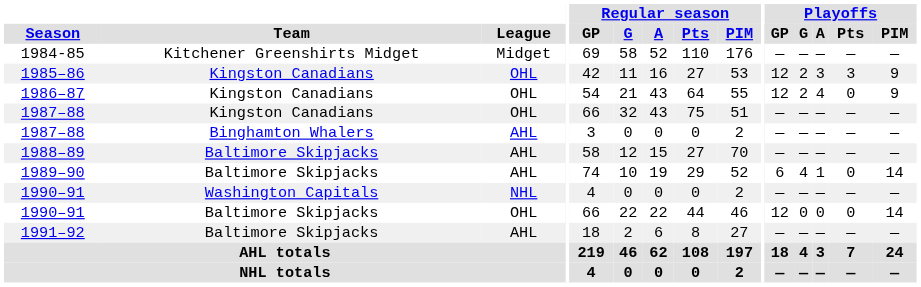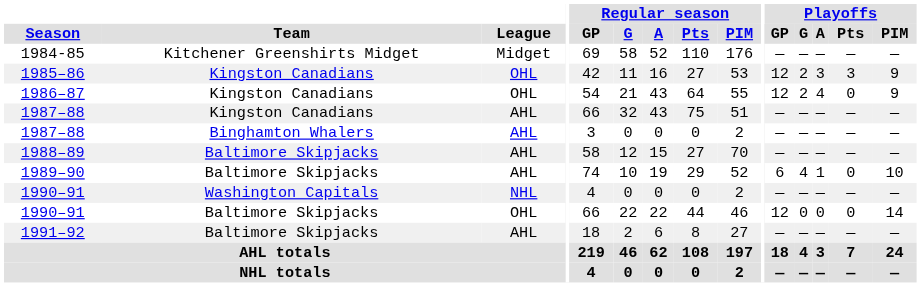(524, 113) OHL -> (524, 113) AHL
(895, 173) 14 -> (895, 173) 10
